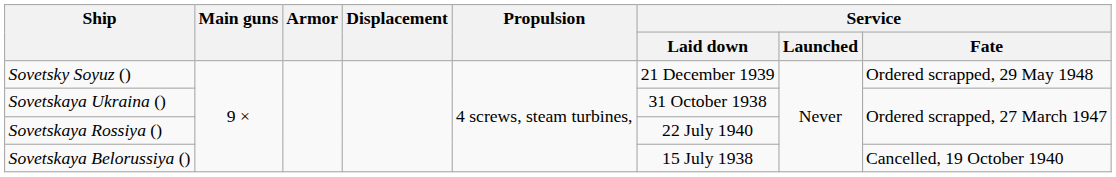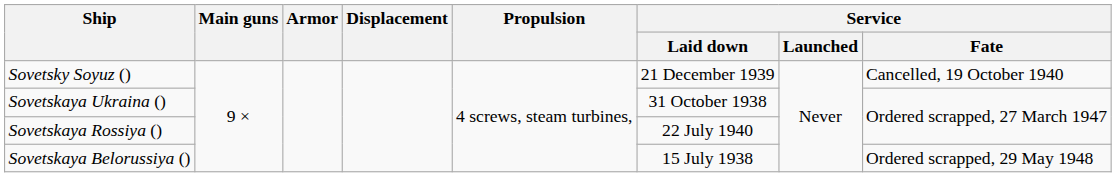(980, 74) Ordered scrapped, 29 May 1948 -> (965, 74) Cancelled, 19 October 1940
(965, 158) Cancelled, 19 October 1940 -> (980, 158) Ordered scrapped, 29 May 1948
